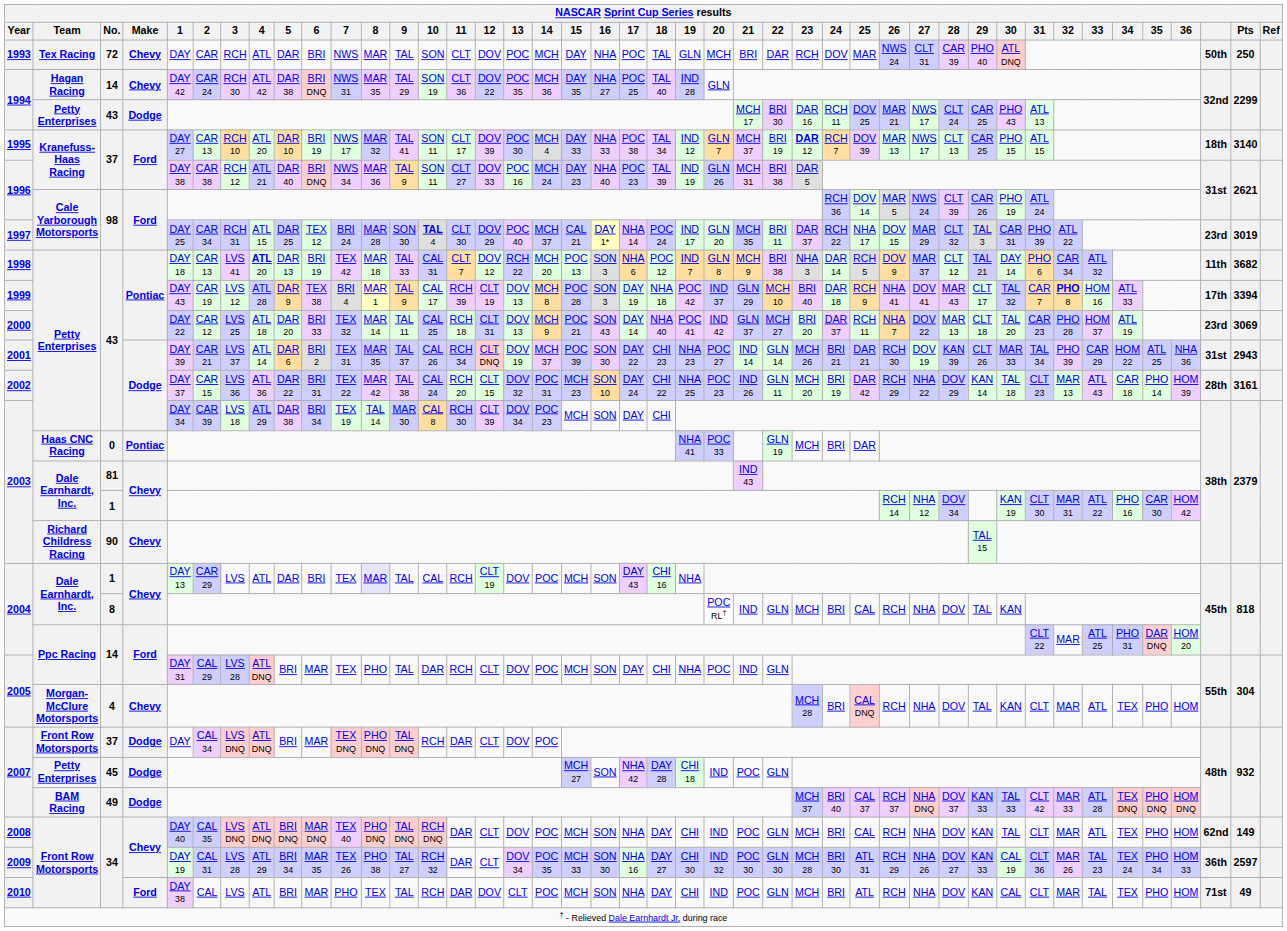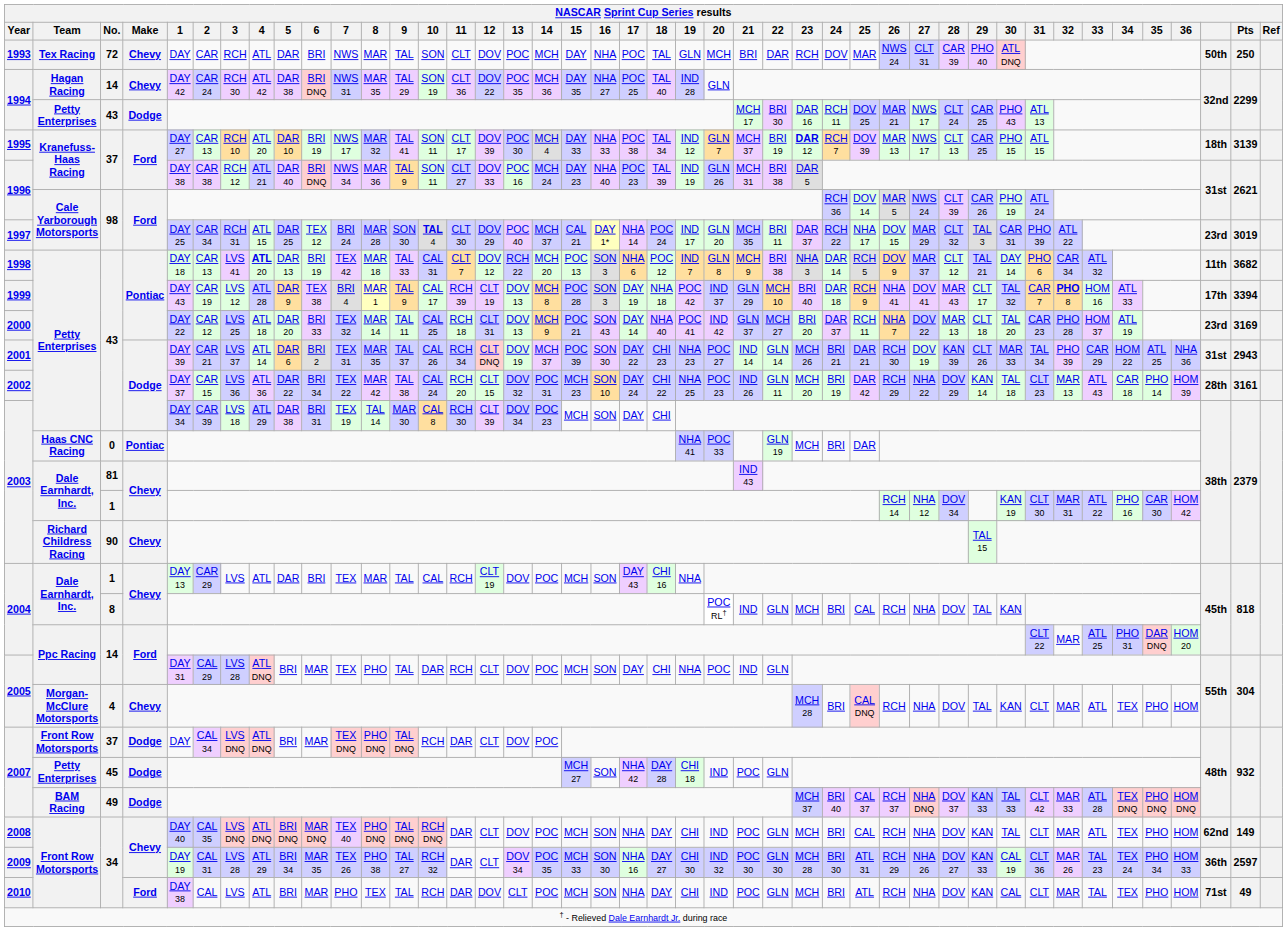(1246, 145) 3140 -> (1246, 145) 3139
(1246, 325) 3069 -> (1246, 325) 3169
(316, 385) BRI 31 -> (316, 385) BRI 34
(316, 415) BRI 34 -> (316, 415) BRI 31
(375, 578) lavender background -> (375, 578) no background
